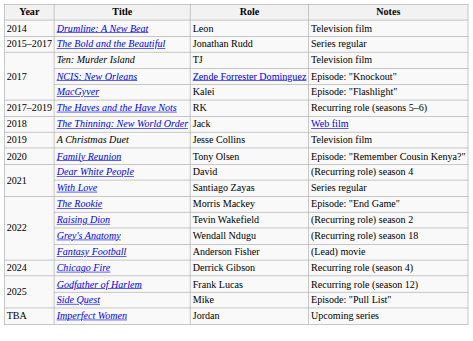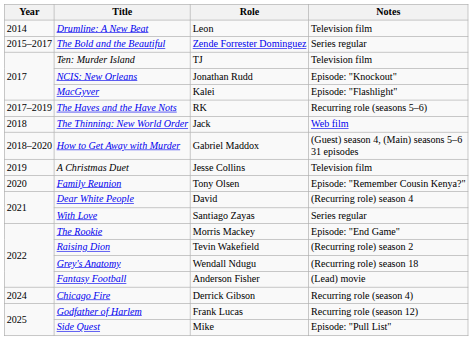(223, 44) Jonathan Rudd -> (250, 44) Zende Forrester Dominguez
(250, 76) Zende Forrester Dominguez -> (223, 76) Jonathan Rudd
+ row: (118, 146)
- row: (92, 316)
